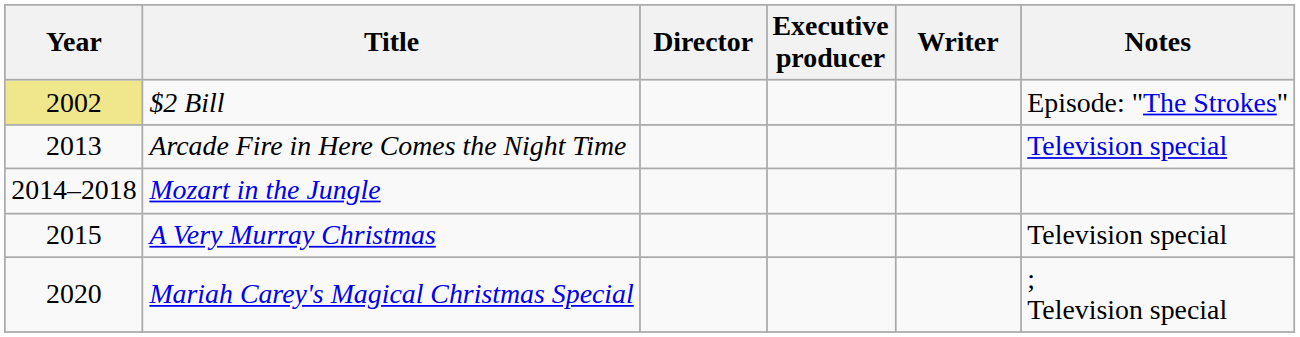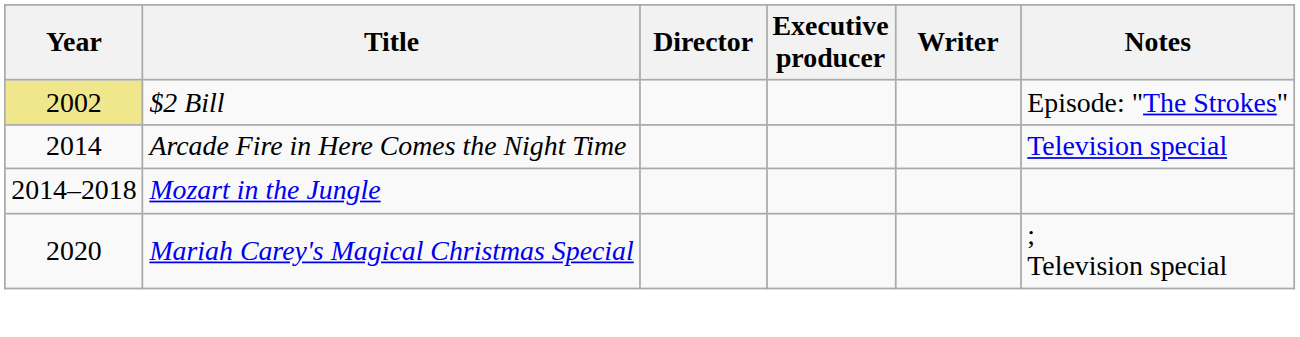(74, 146) 2013 -> (74, 146) 2014
- row: (293, 234)
